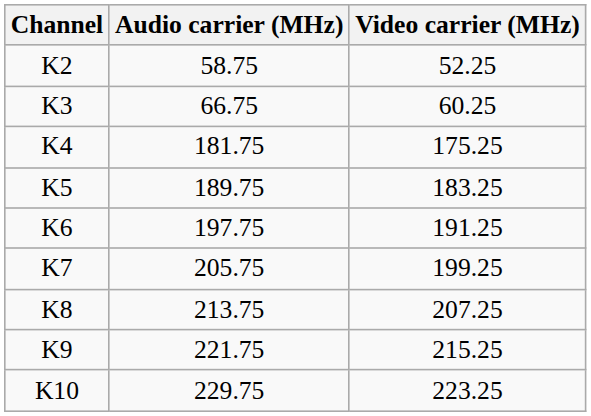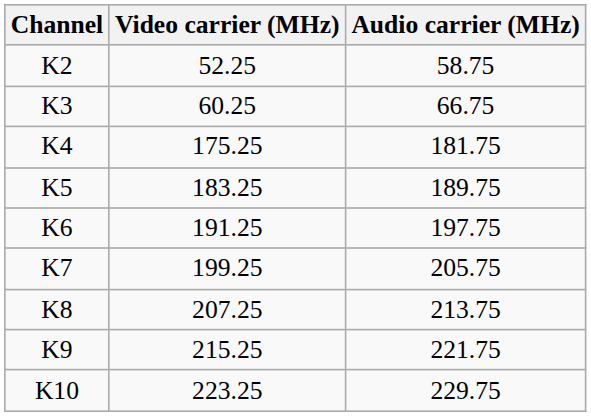columns swapped: (468, 24) <-> (229, 24)
